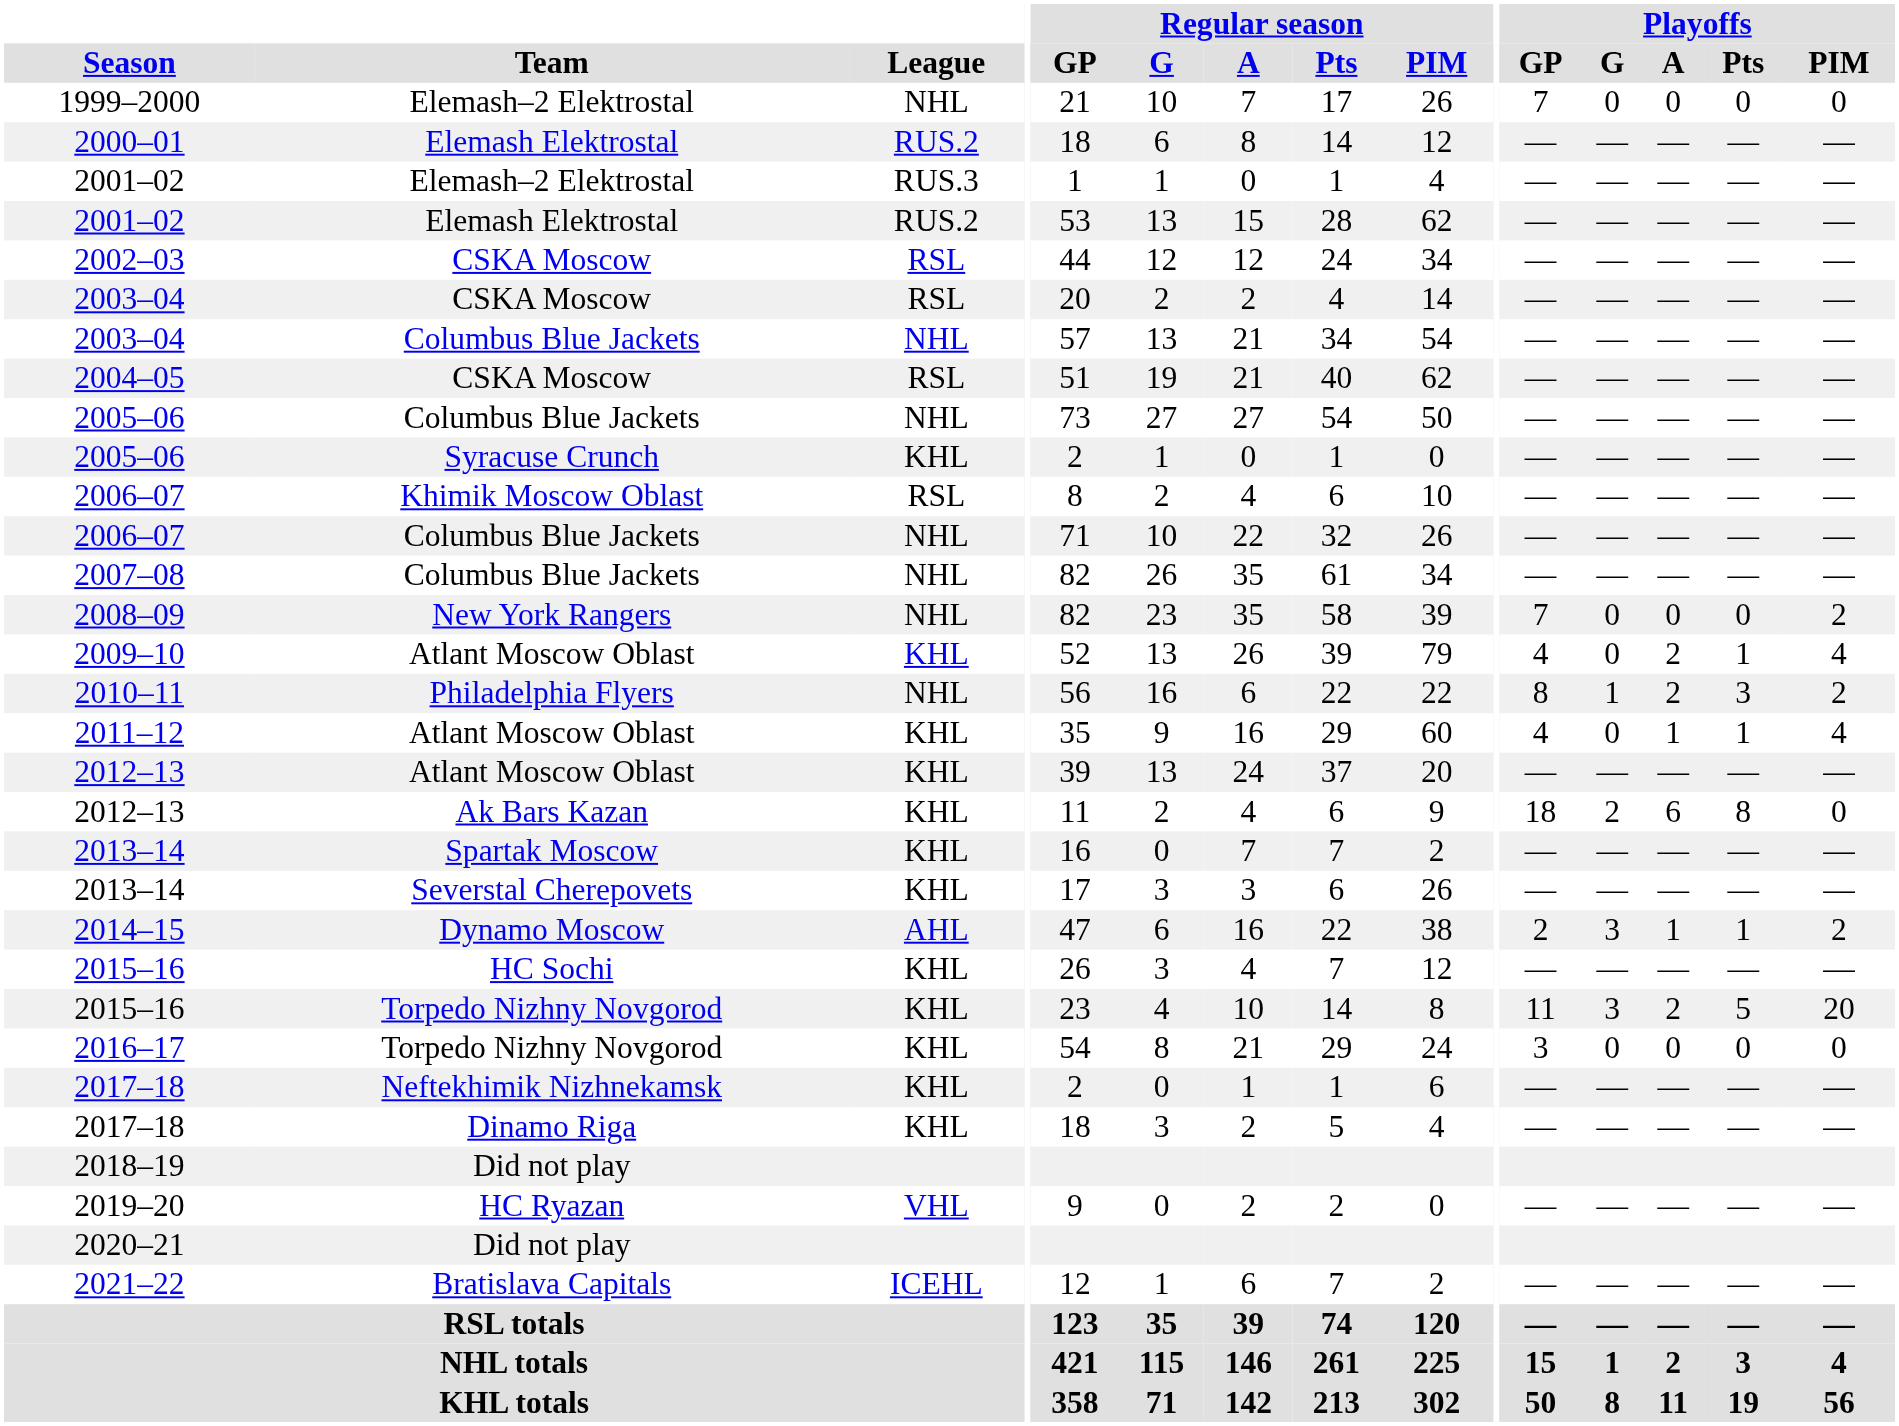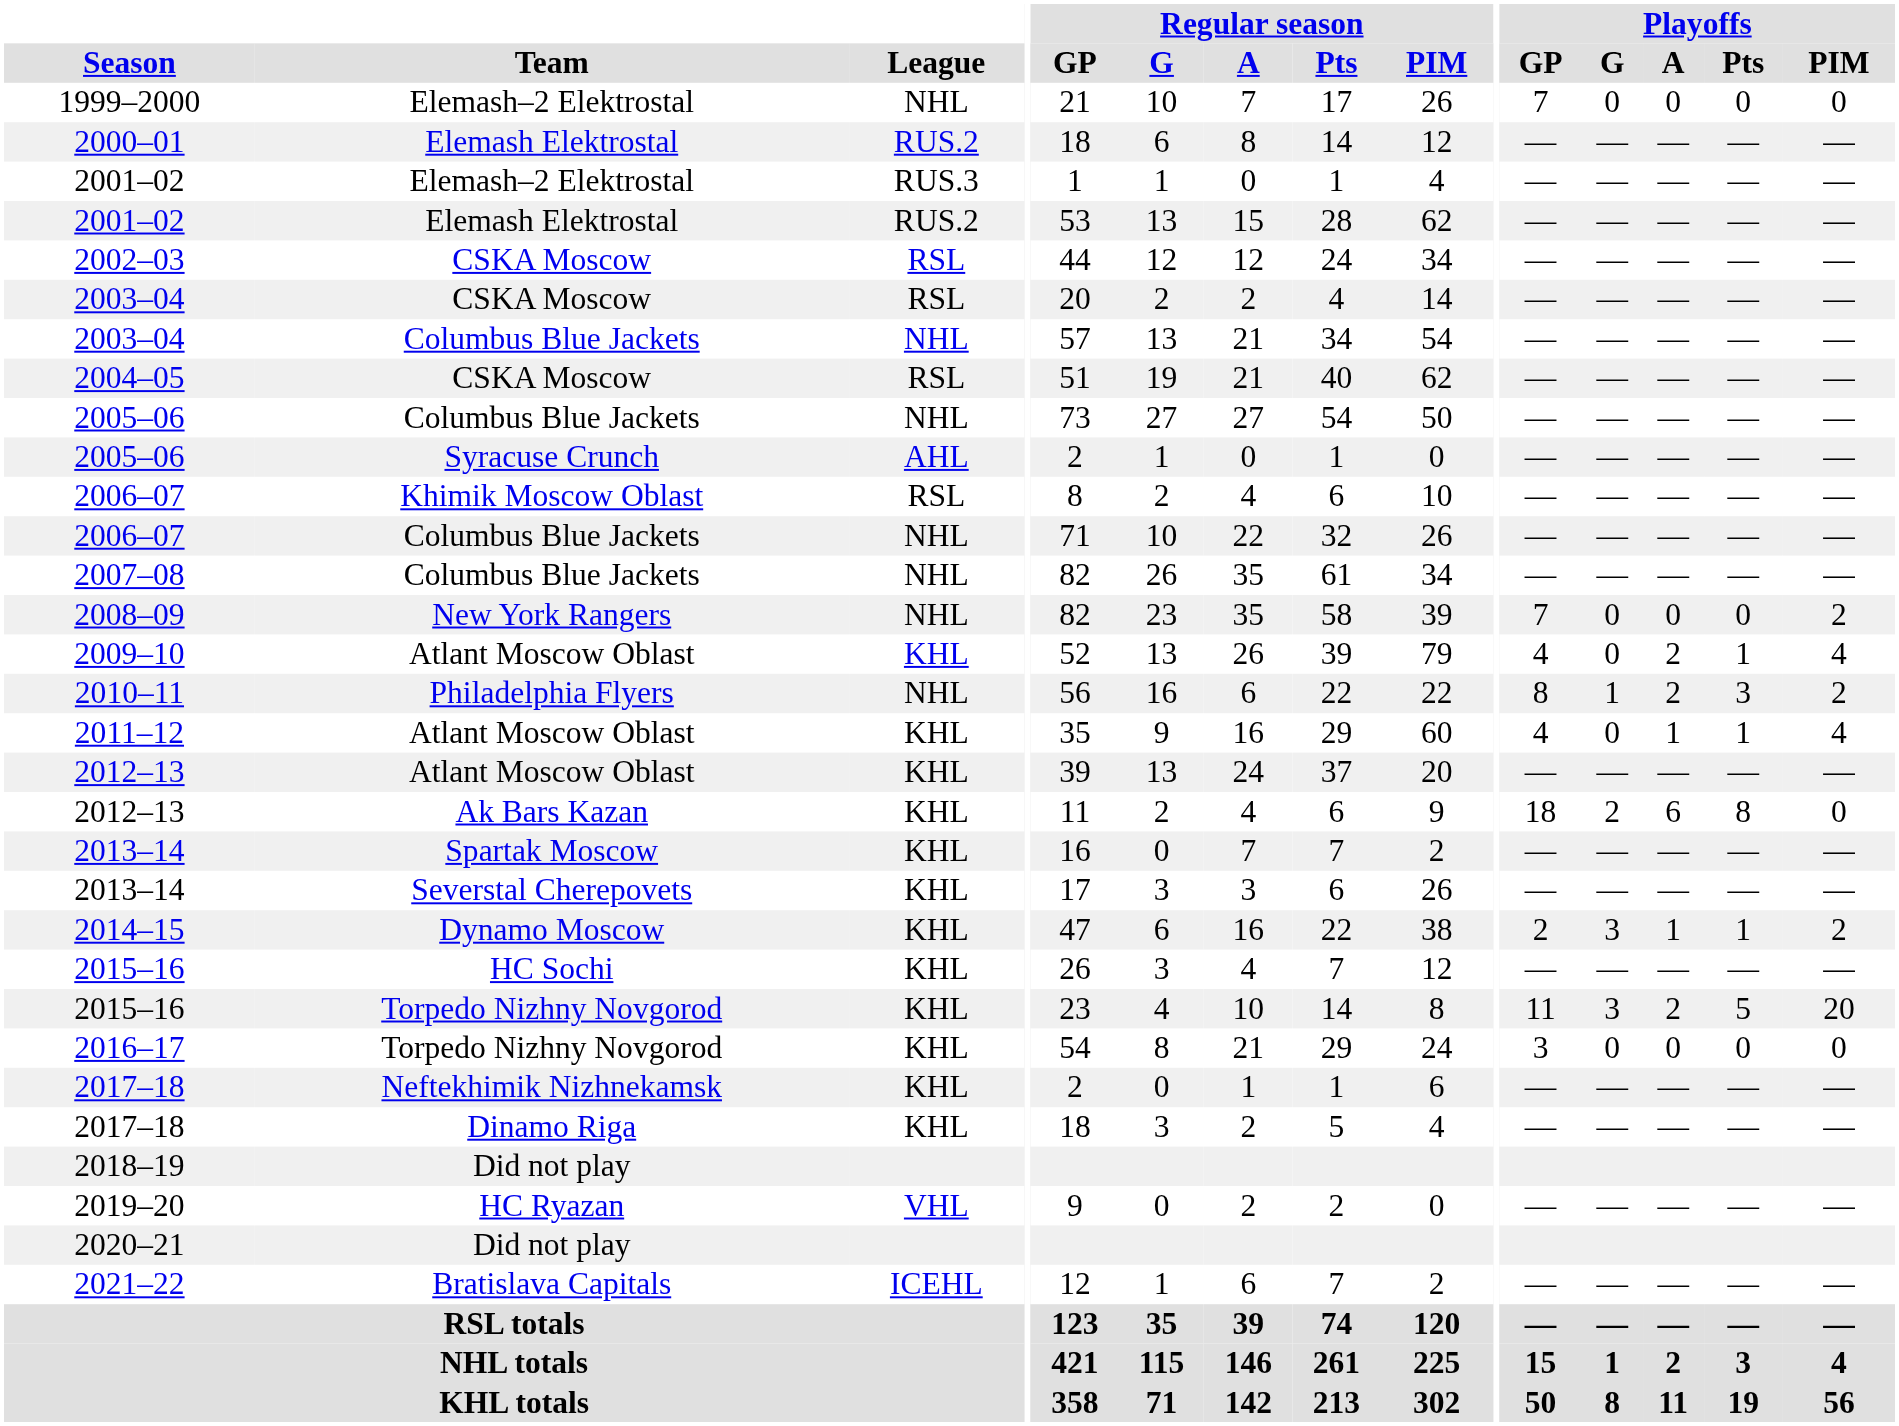(936, 456) KHL -> (936, 456) AHL
(936, 929) AHL -> (936, 929) KHL
